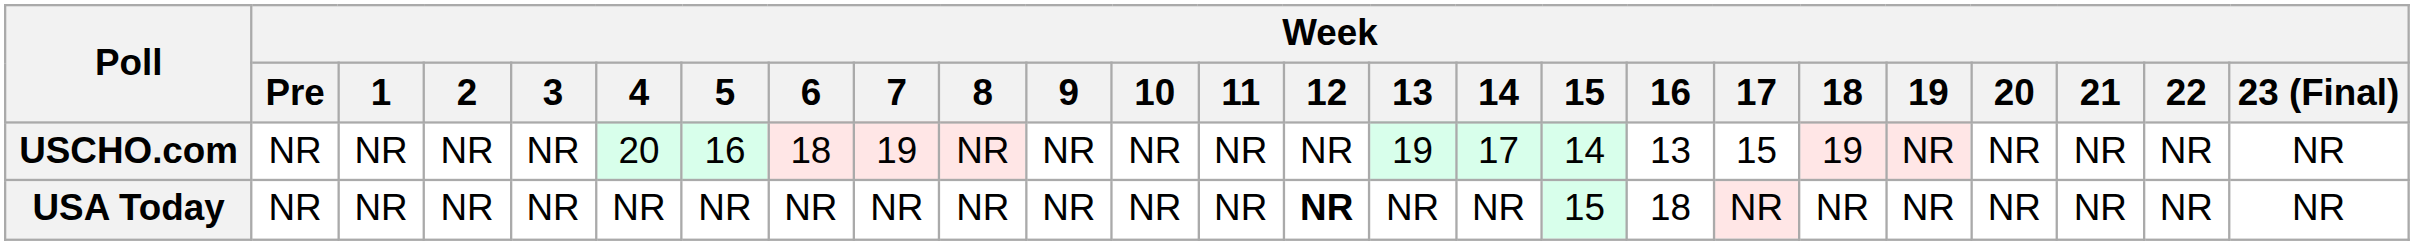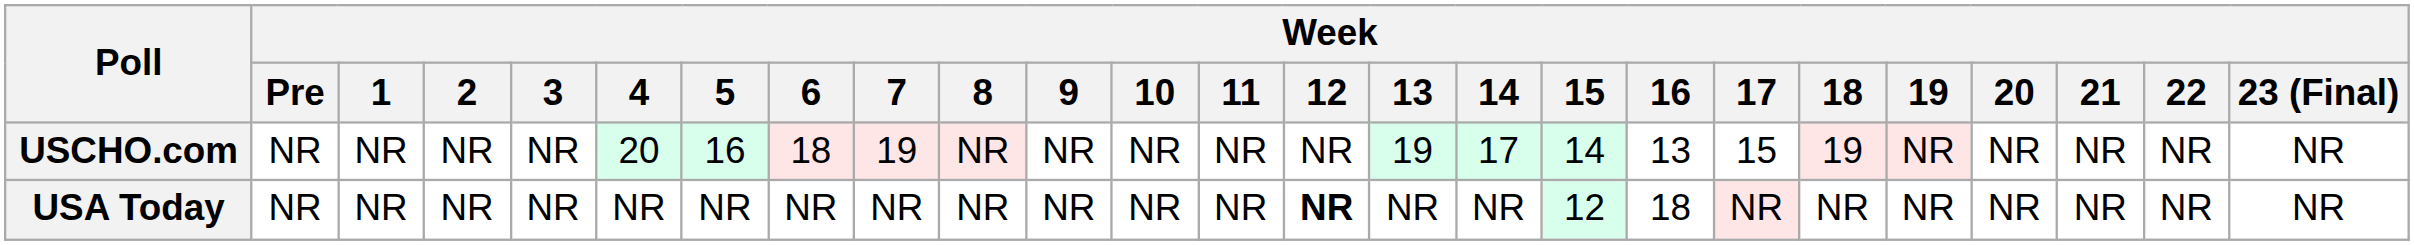(1585, 208) 15 -> (1585, 208) 12
